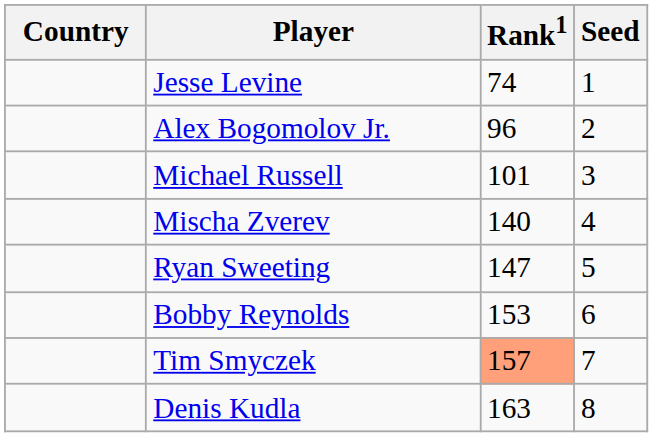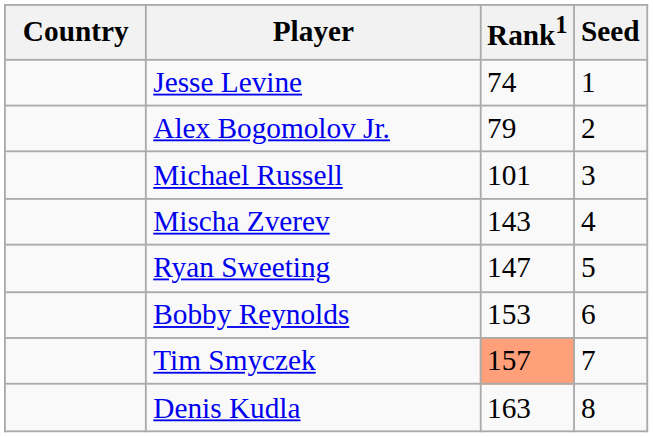(502, 128) 96 -> (502, 128) 79
(509, 221) 140 -> (509, 221) 143
